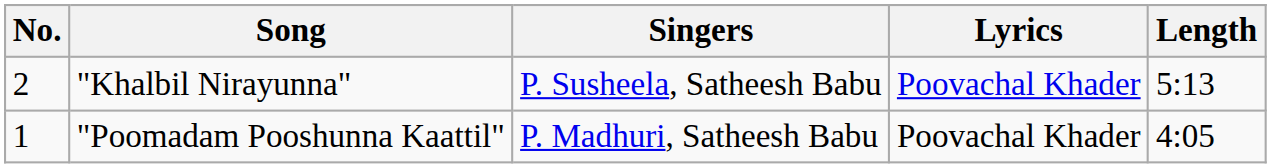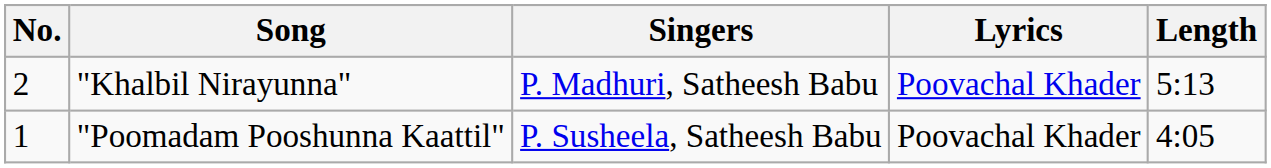(701, 83) P. Susheela, Satheesh Babu -> (699, 83) P. Madhuri, Satheesh Babu
(699, 135) P. Madhuri, Satheesh Babu -> (701, 135) P. Susheela, Satheesh Babu
